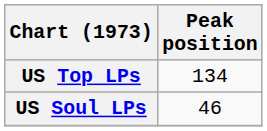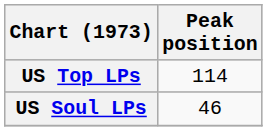(210, 76) 134 -> (210, 76) 114
